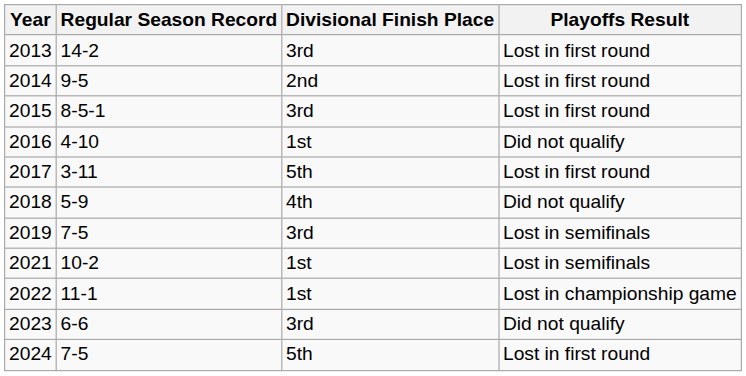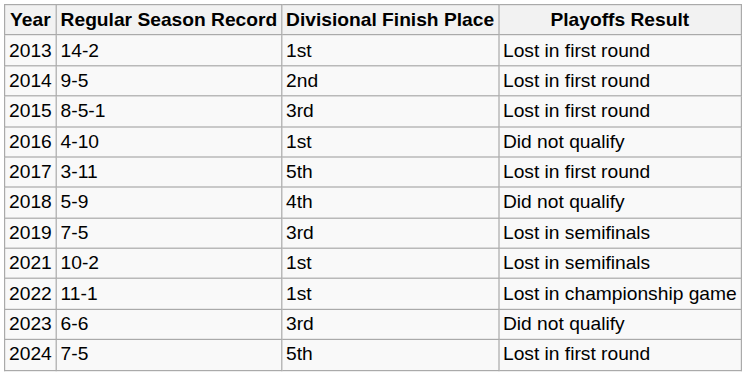(300, 50) 3rd -> (299, 50) 1st
